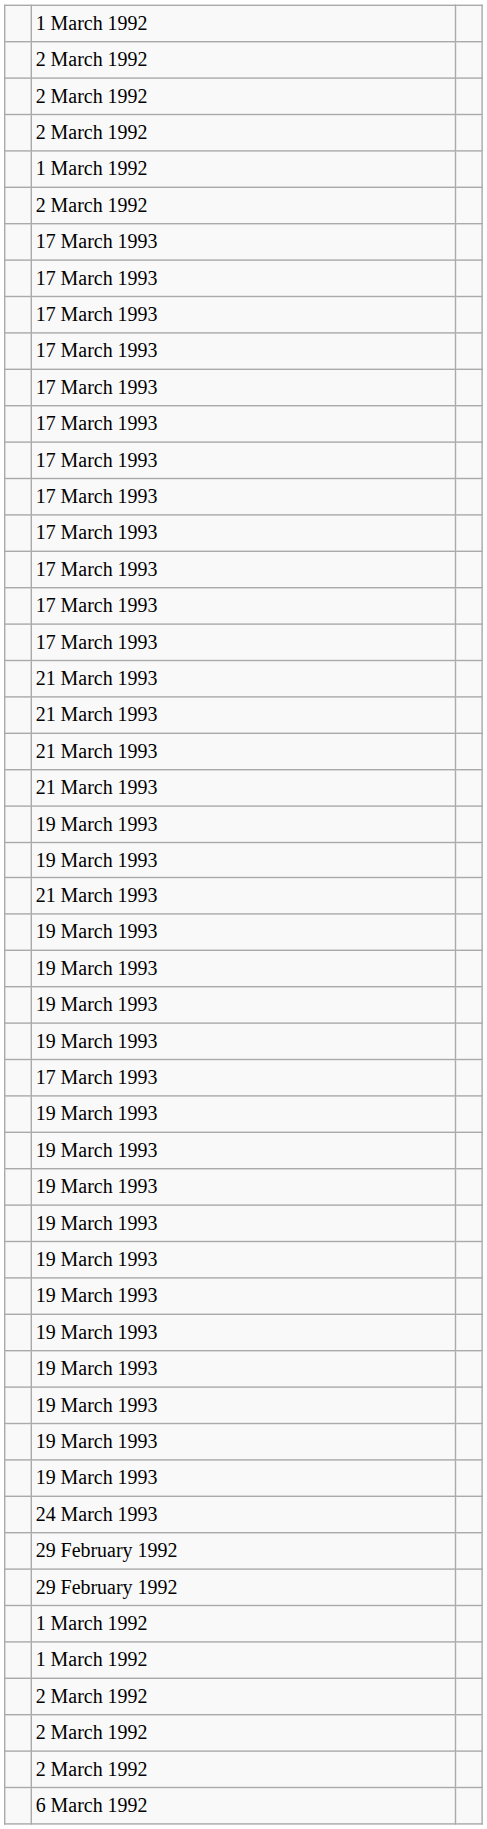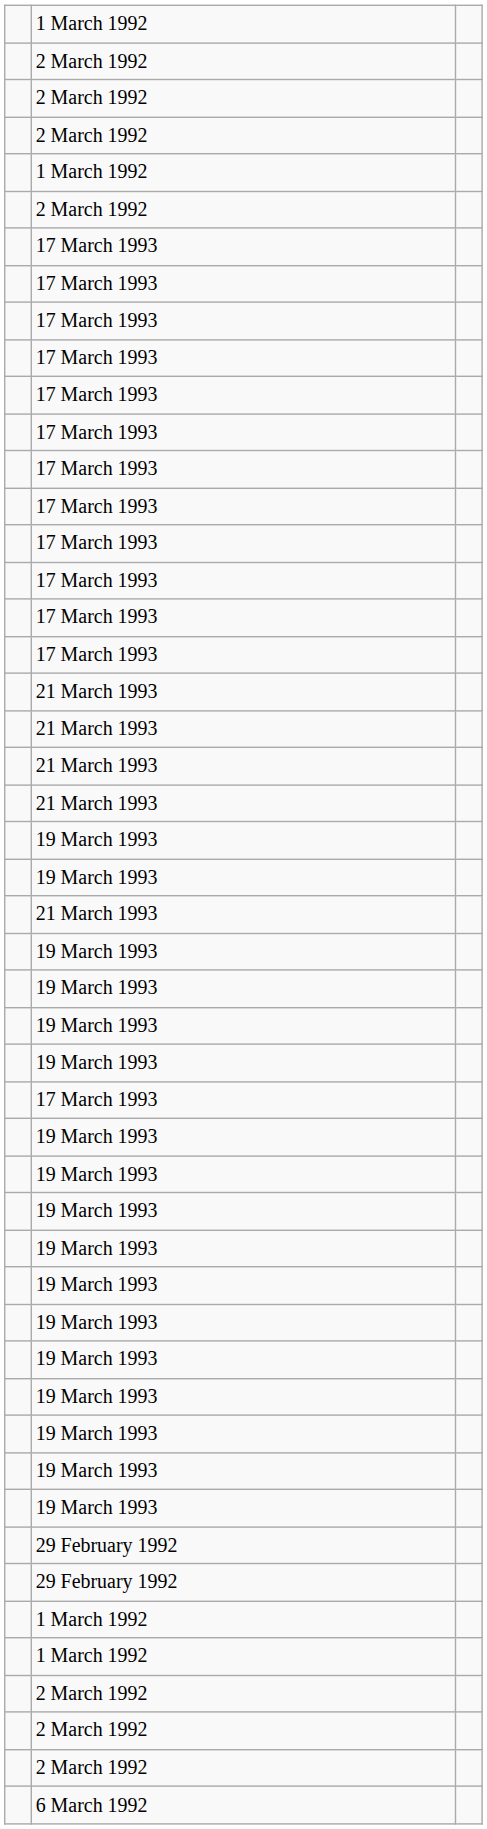- row: (18, 1514)
